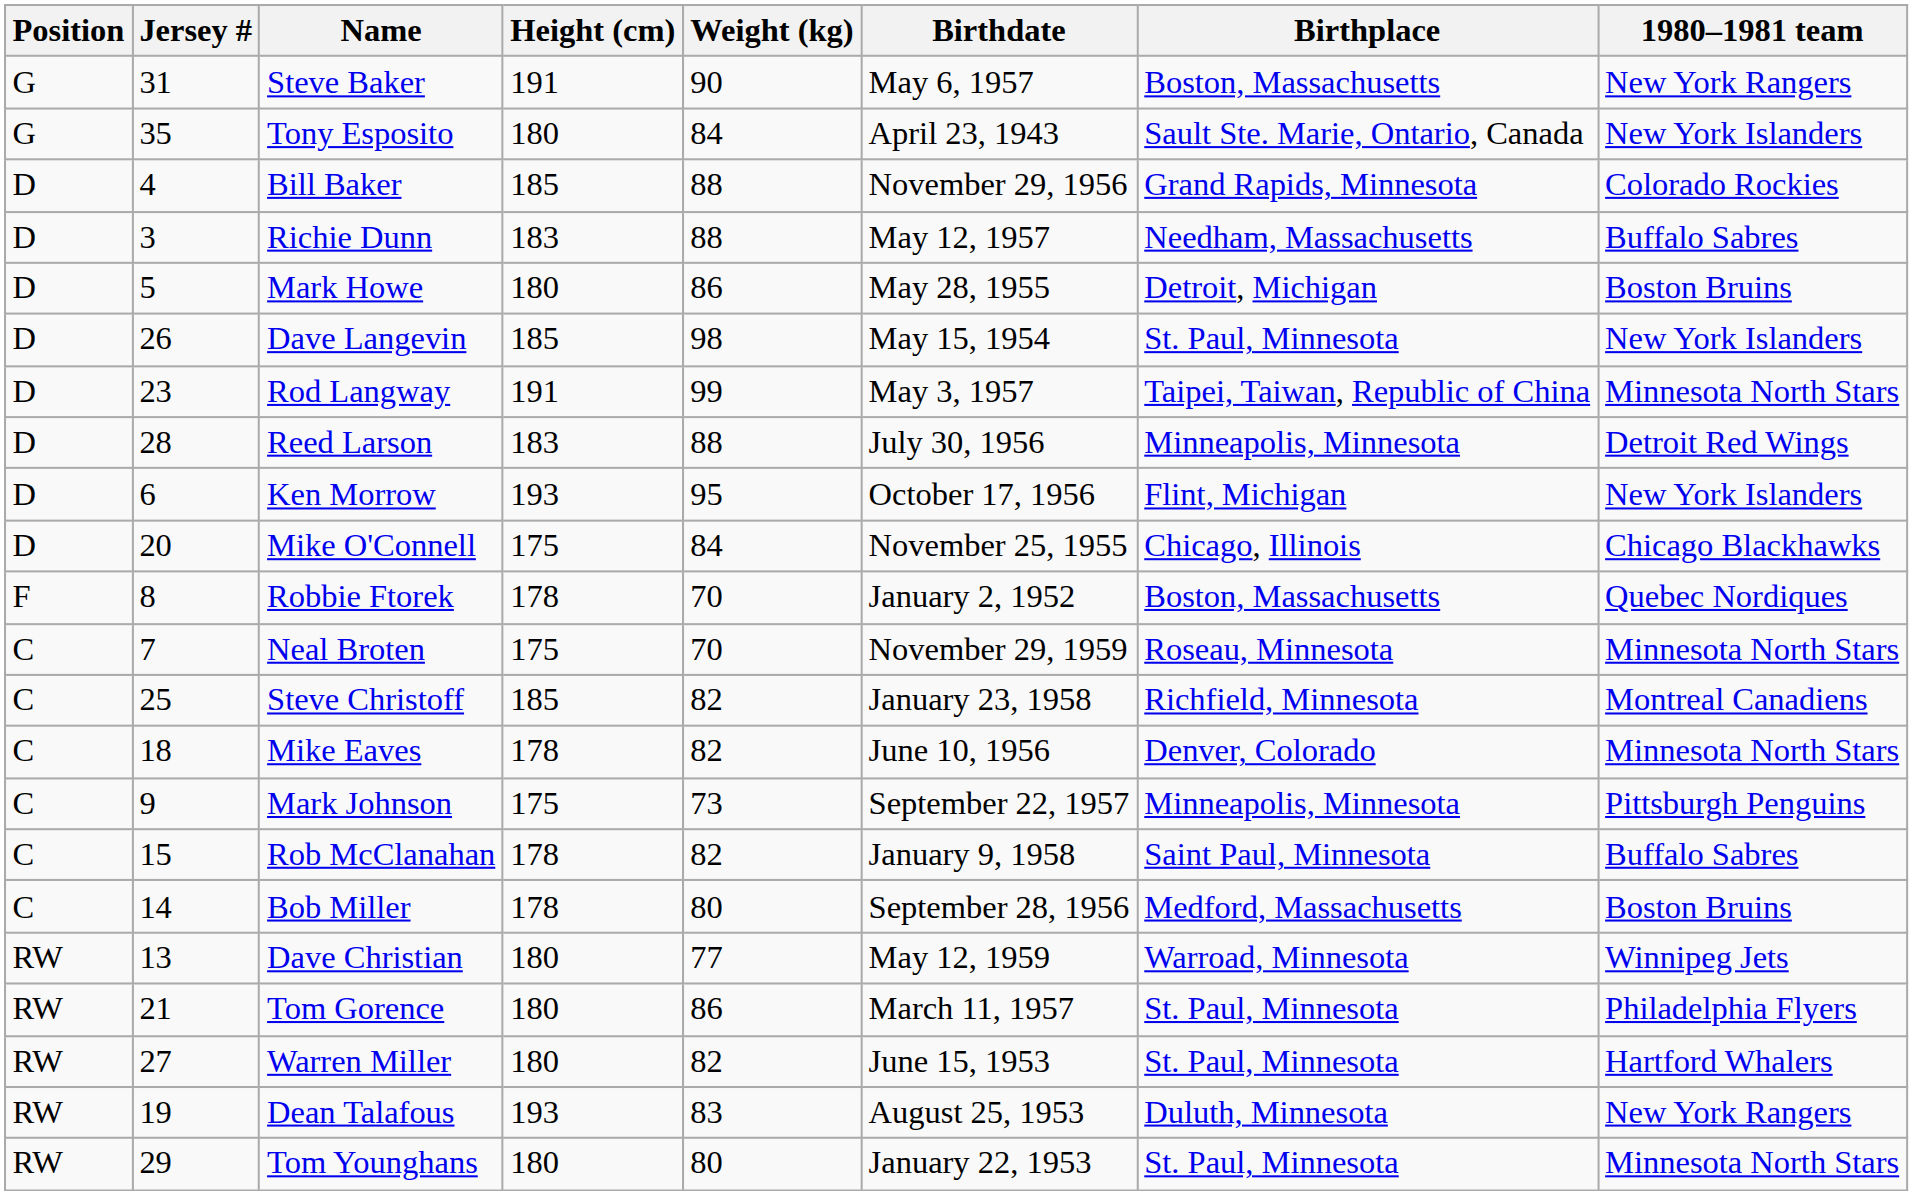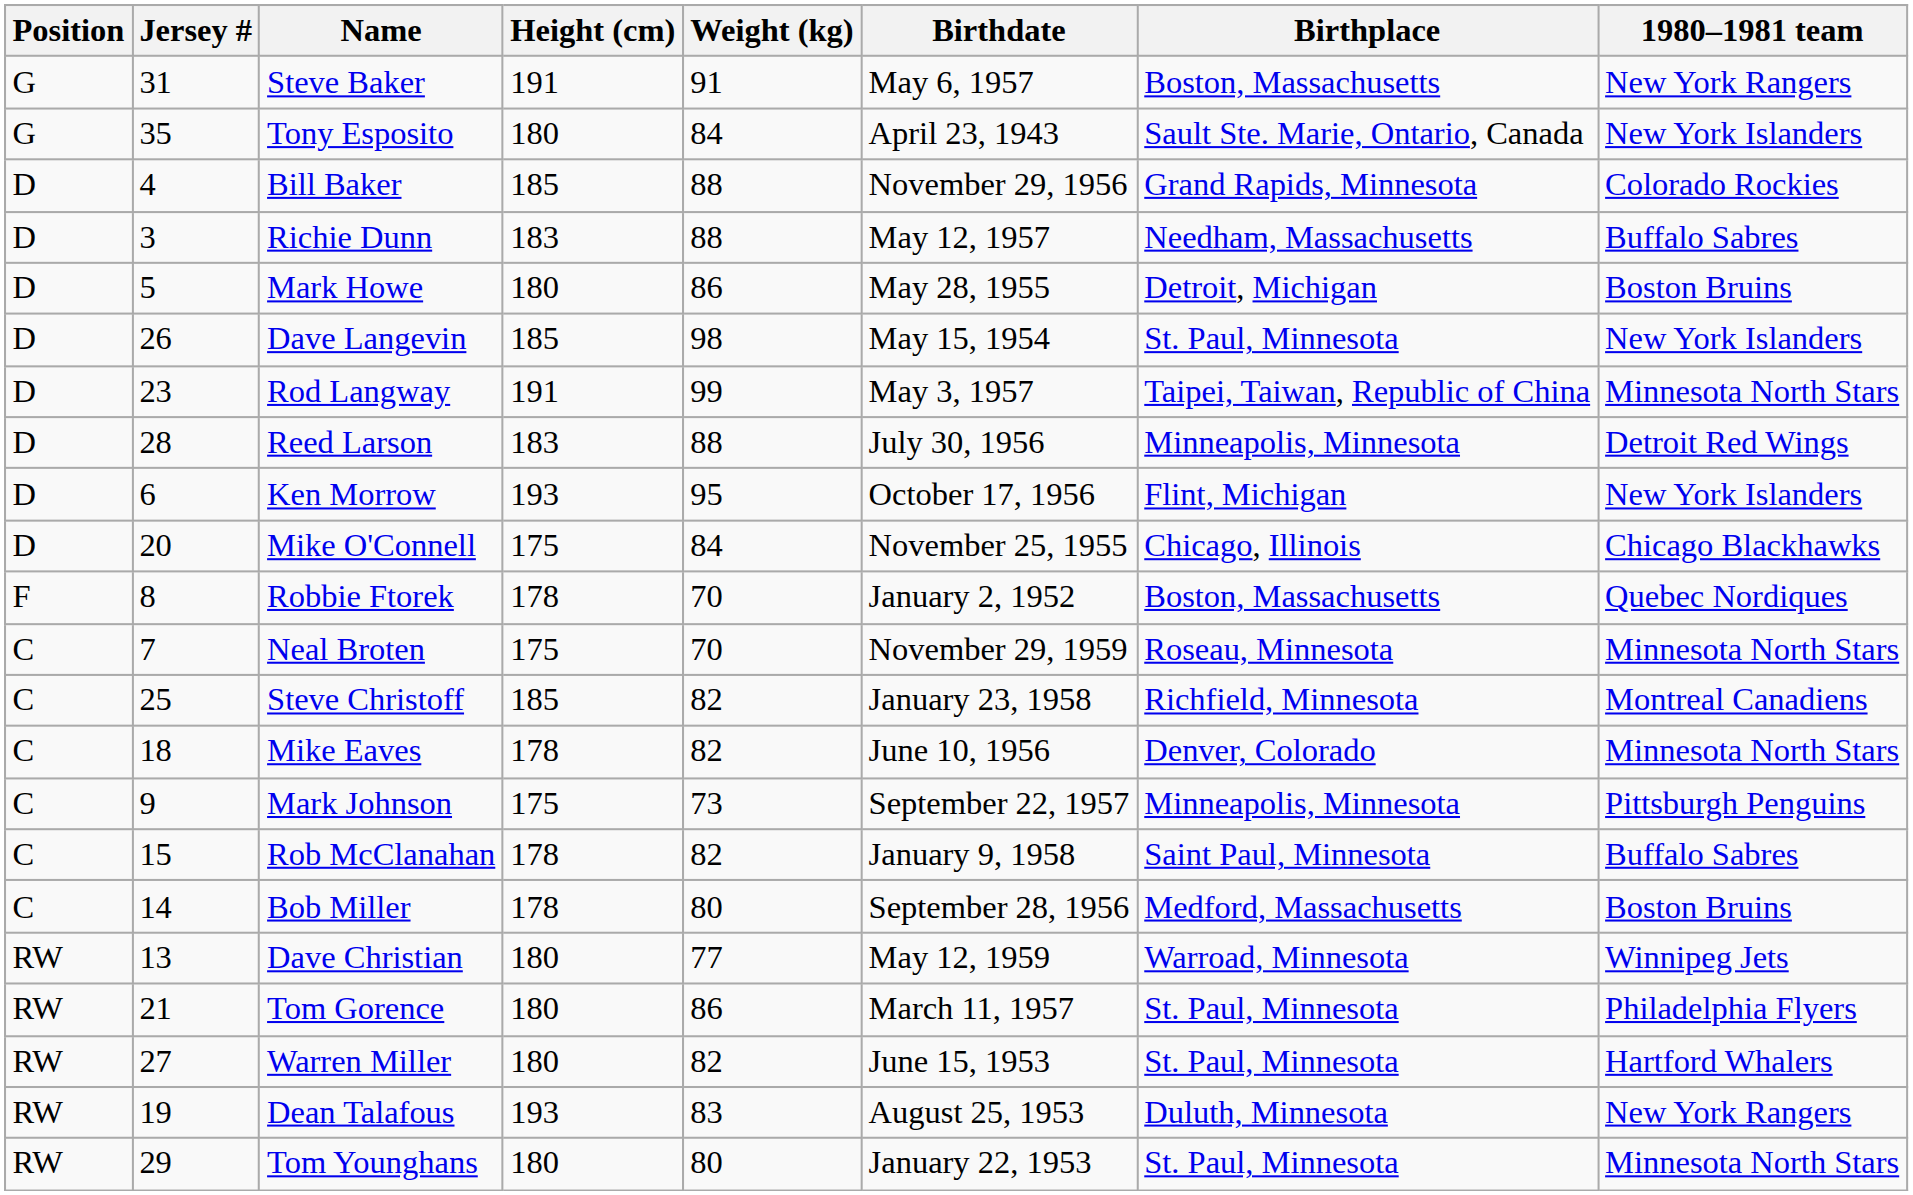(707, 81) 90 -> (707, 81) 91
